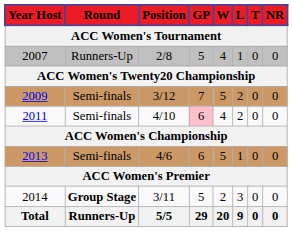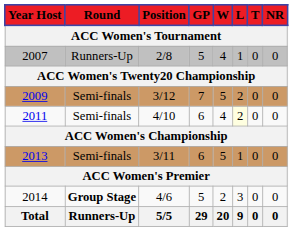(201, 116) pink background -> (201, 116) no background
(240, 116) no background -> (240, 116) lightyellow background
(164, 156) 4/6 -> (164, 156) 3/11
(164, 196) 3/11 -> (164, 196) 4/6
